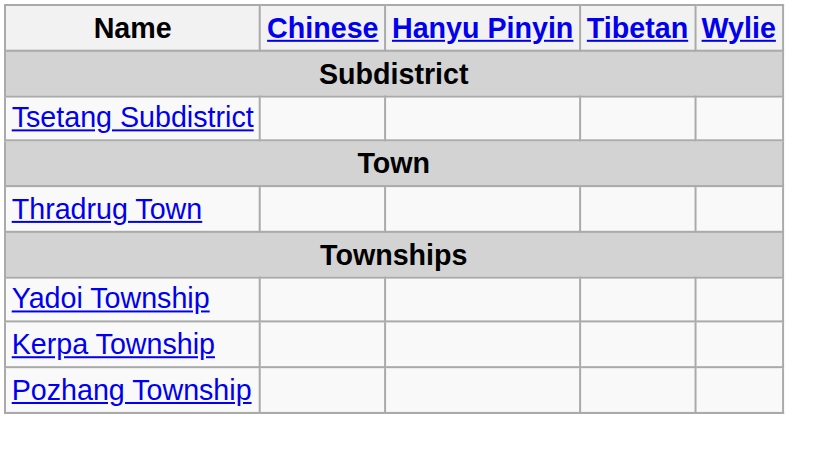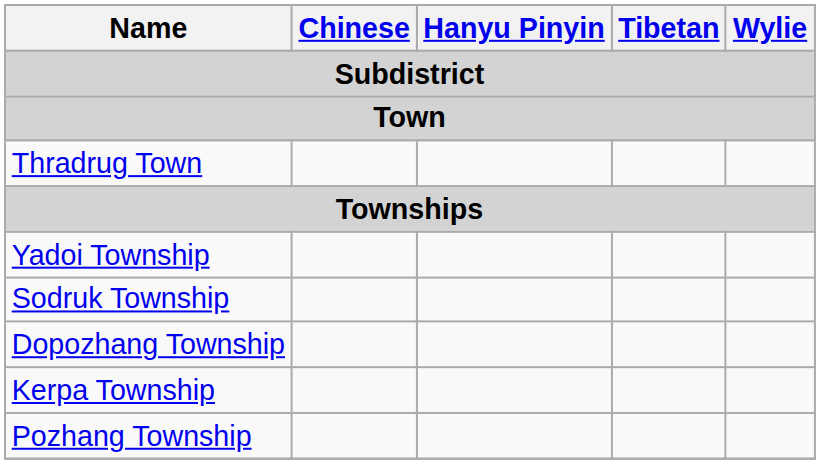- row: (133, 119)
+ row: (120, 300)
+ row: (148, 345)
